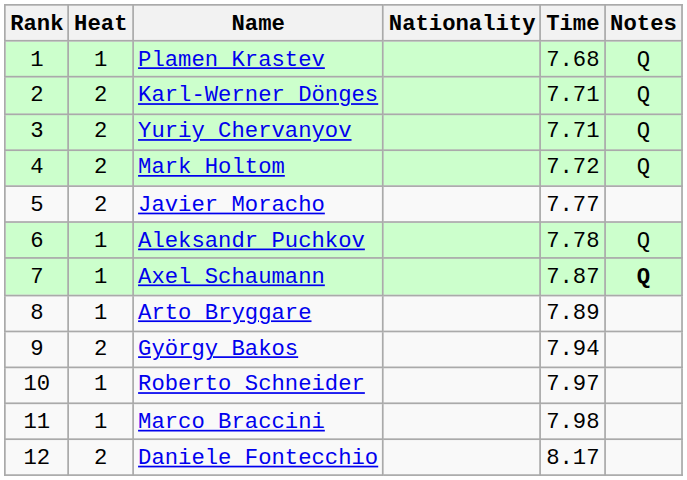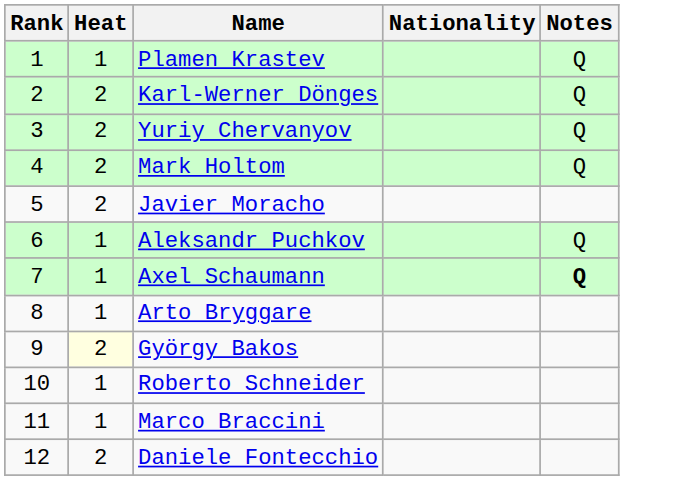- column: (573, 23)
(101, 349) no background -> (101, 349) lightyellow background
